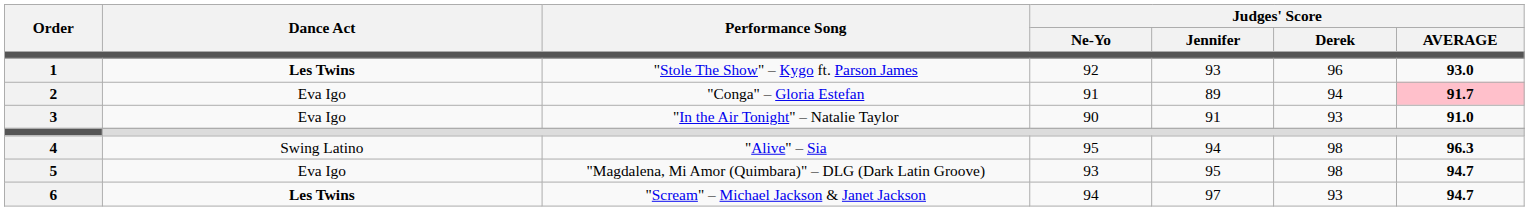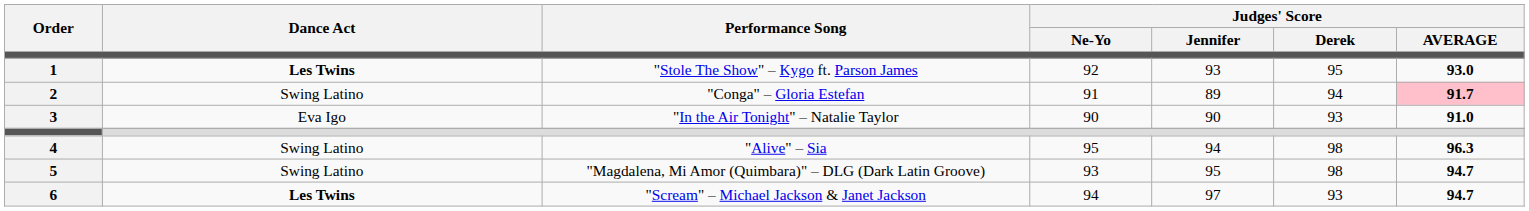(1335, 70) 96 -> (1335, 70) 95
(322, 93) Eva Igo -> (322, 93) Swing Latino
(1213, 117) 91 -> (1213, 117) 90
(322, 171) Eva Igo -> (322, 171) Swing Latino
